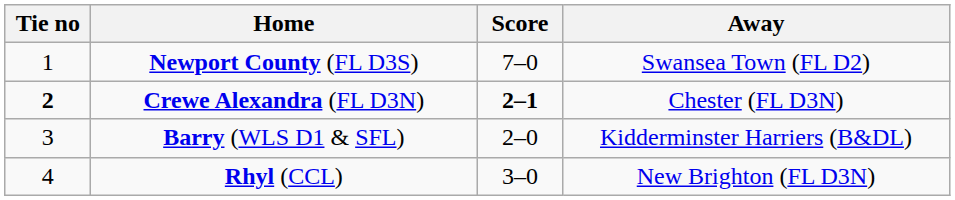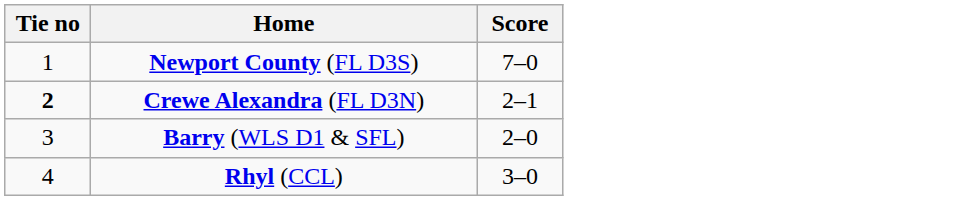- column: (756, 23)
(520, 99) bold -> (520, 99) normal
